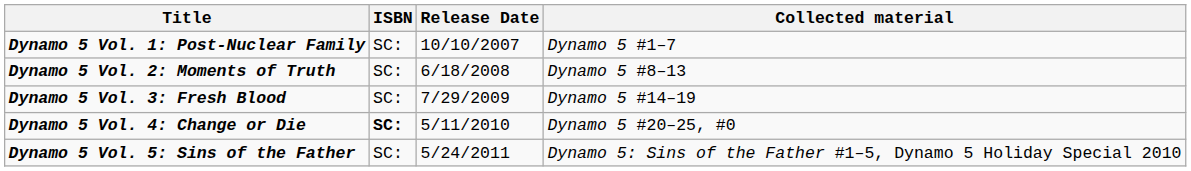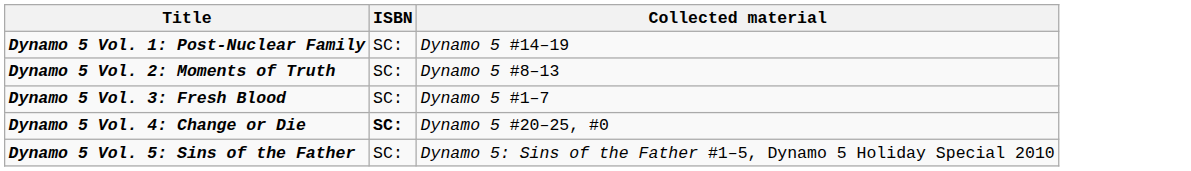- column: (480, 18)
(612, 45) Dynamo 5 #1–7 -> (495, 45) Dynamo 5 #14–19
(622, 99) Dynamo 5 #14–19 -> (485, 99) Dynamo 5 #1–7
